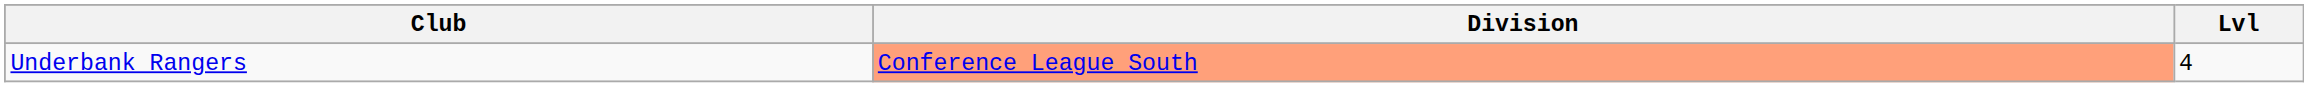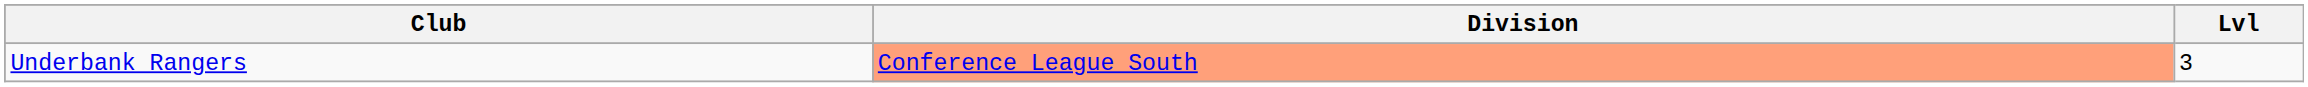(2186, 62) 4 -> (2186, 62) 3
